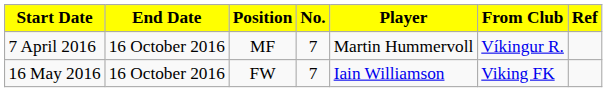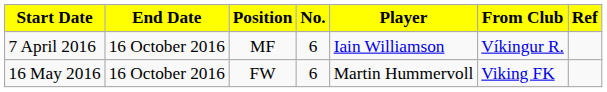(313, 45) 7 -> (313, 45) 6
(403, 45) Martin Hummervoll -> (389, 45) Iain Williamson
(313, 73) 7 -> (313, 73) 6
(389, 73) Iain Williamson -> (403, 73) Martin Hummervoll
